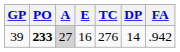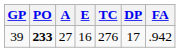(65, 36) lightgrey background -> (65, 36) no background
(133, 36) 14 -> (133, 36) 17
